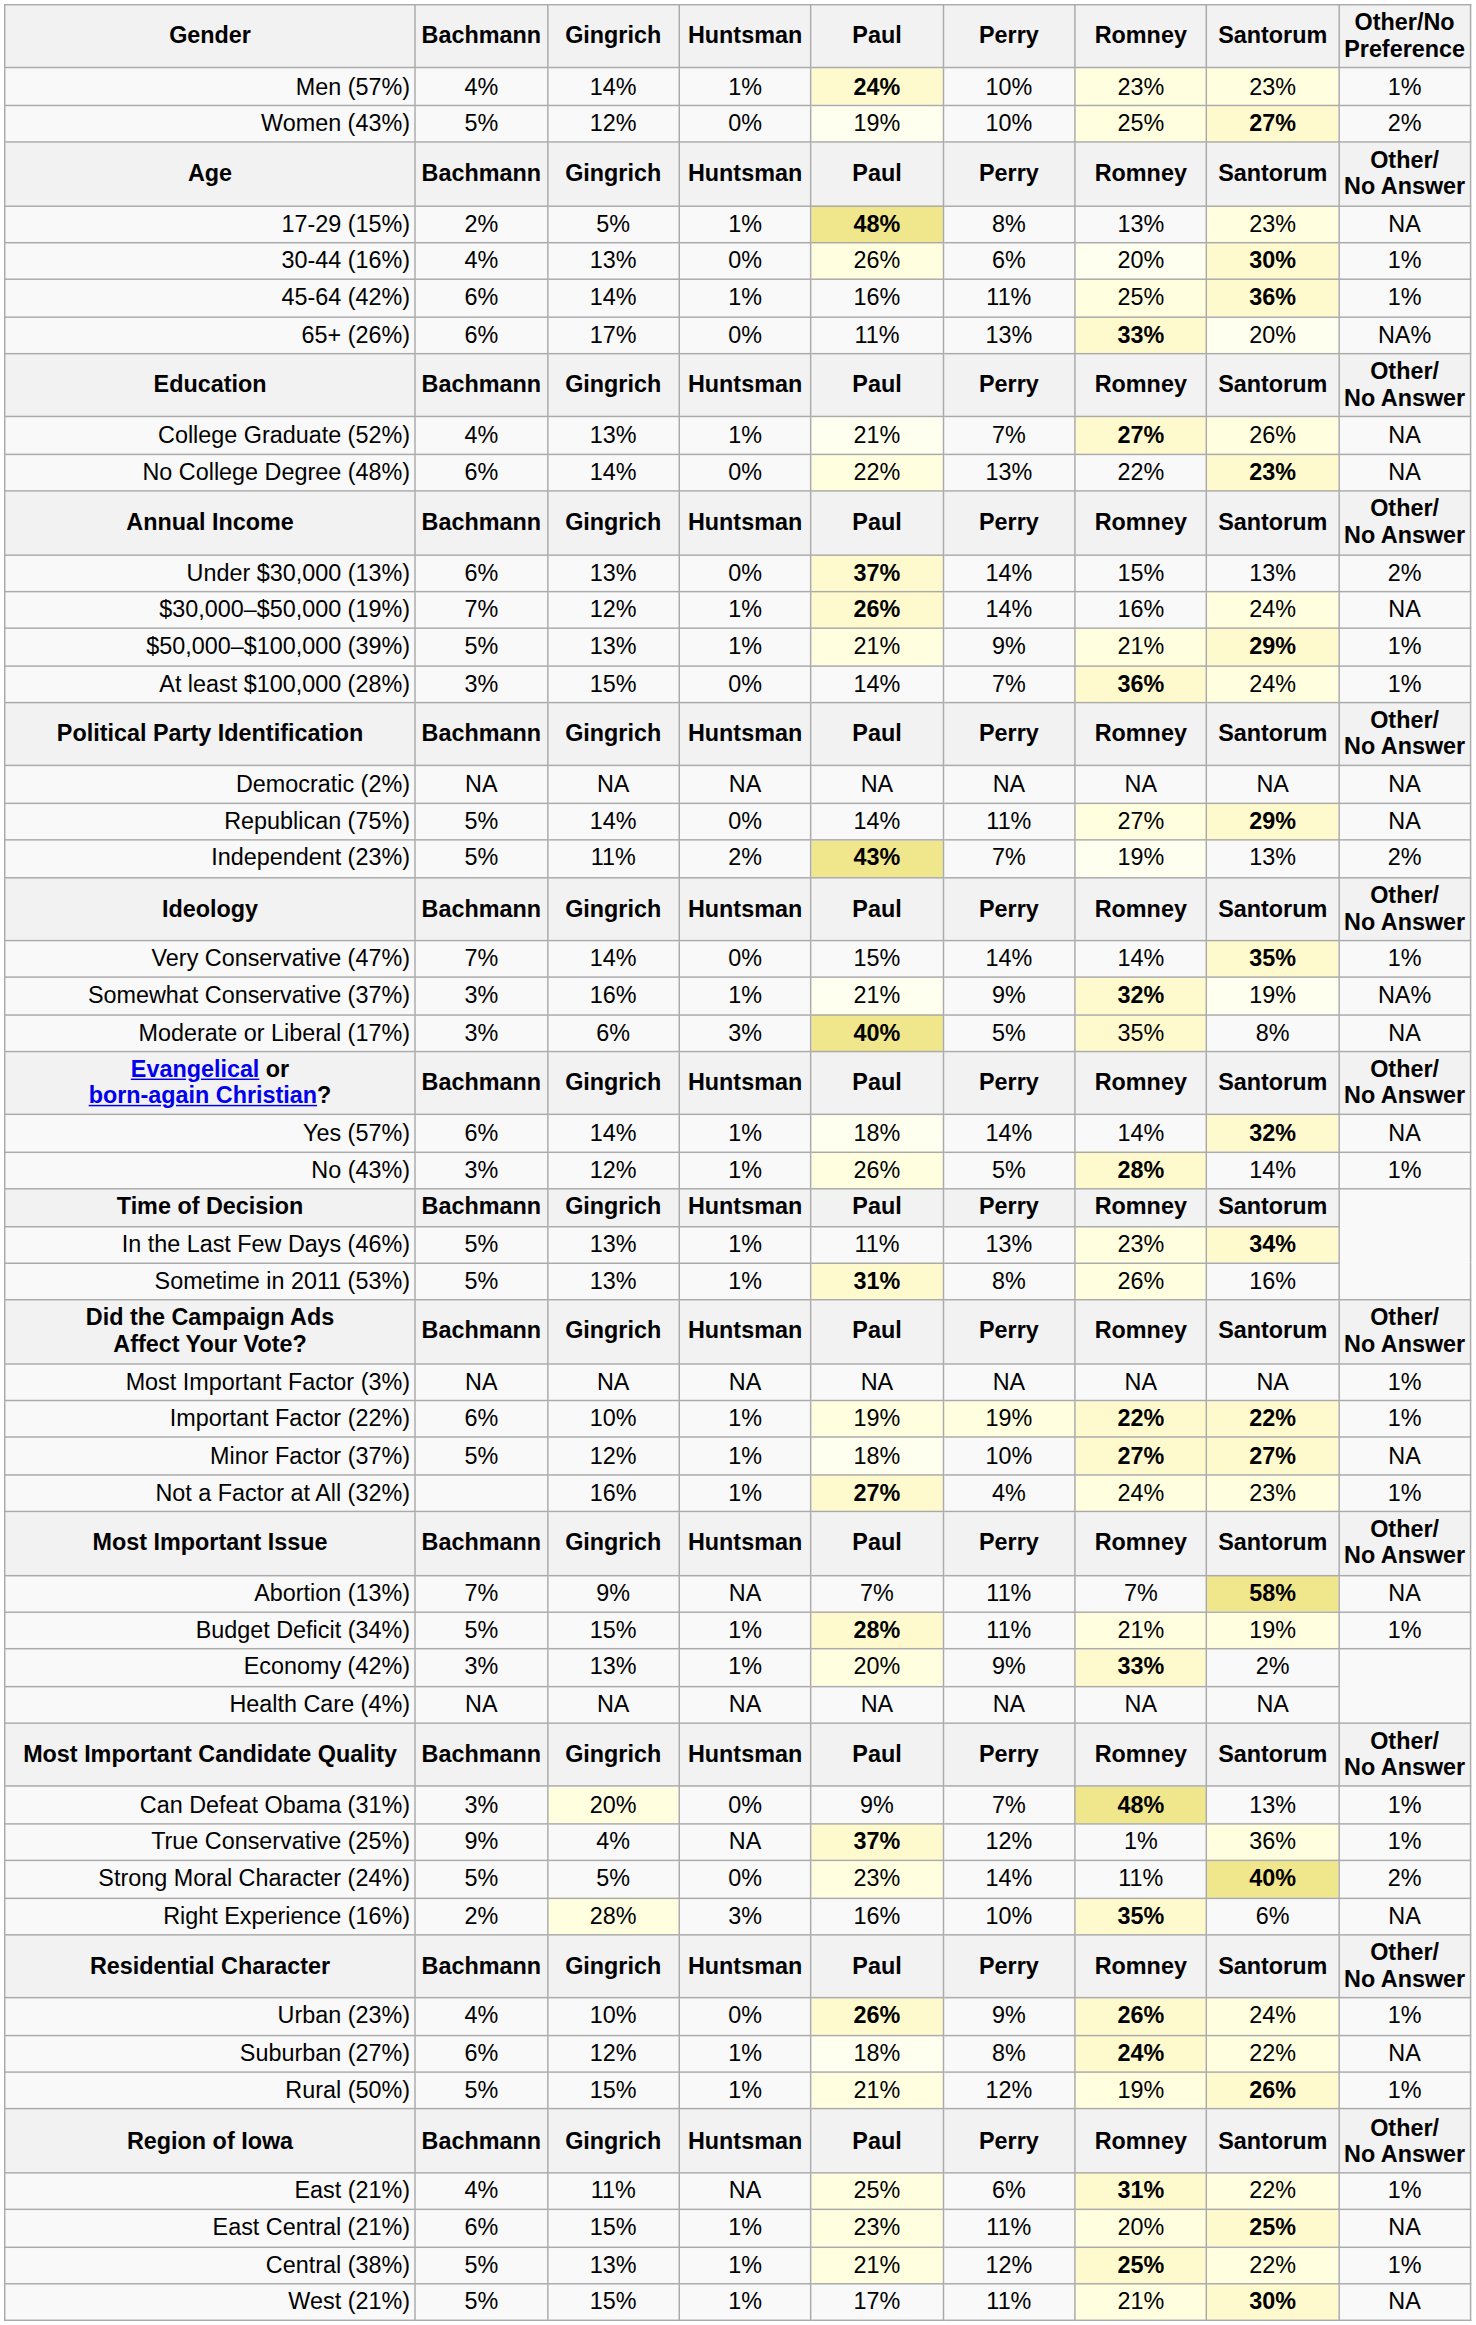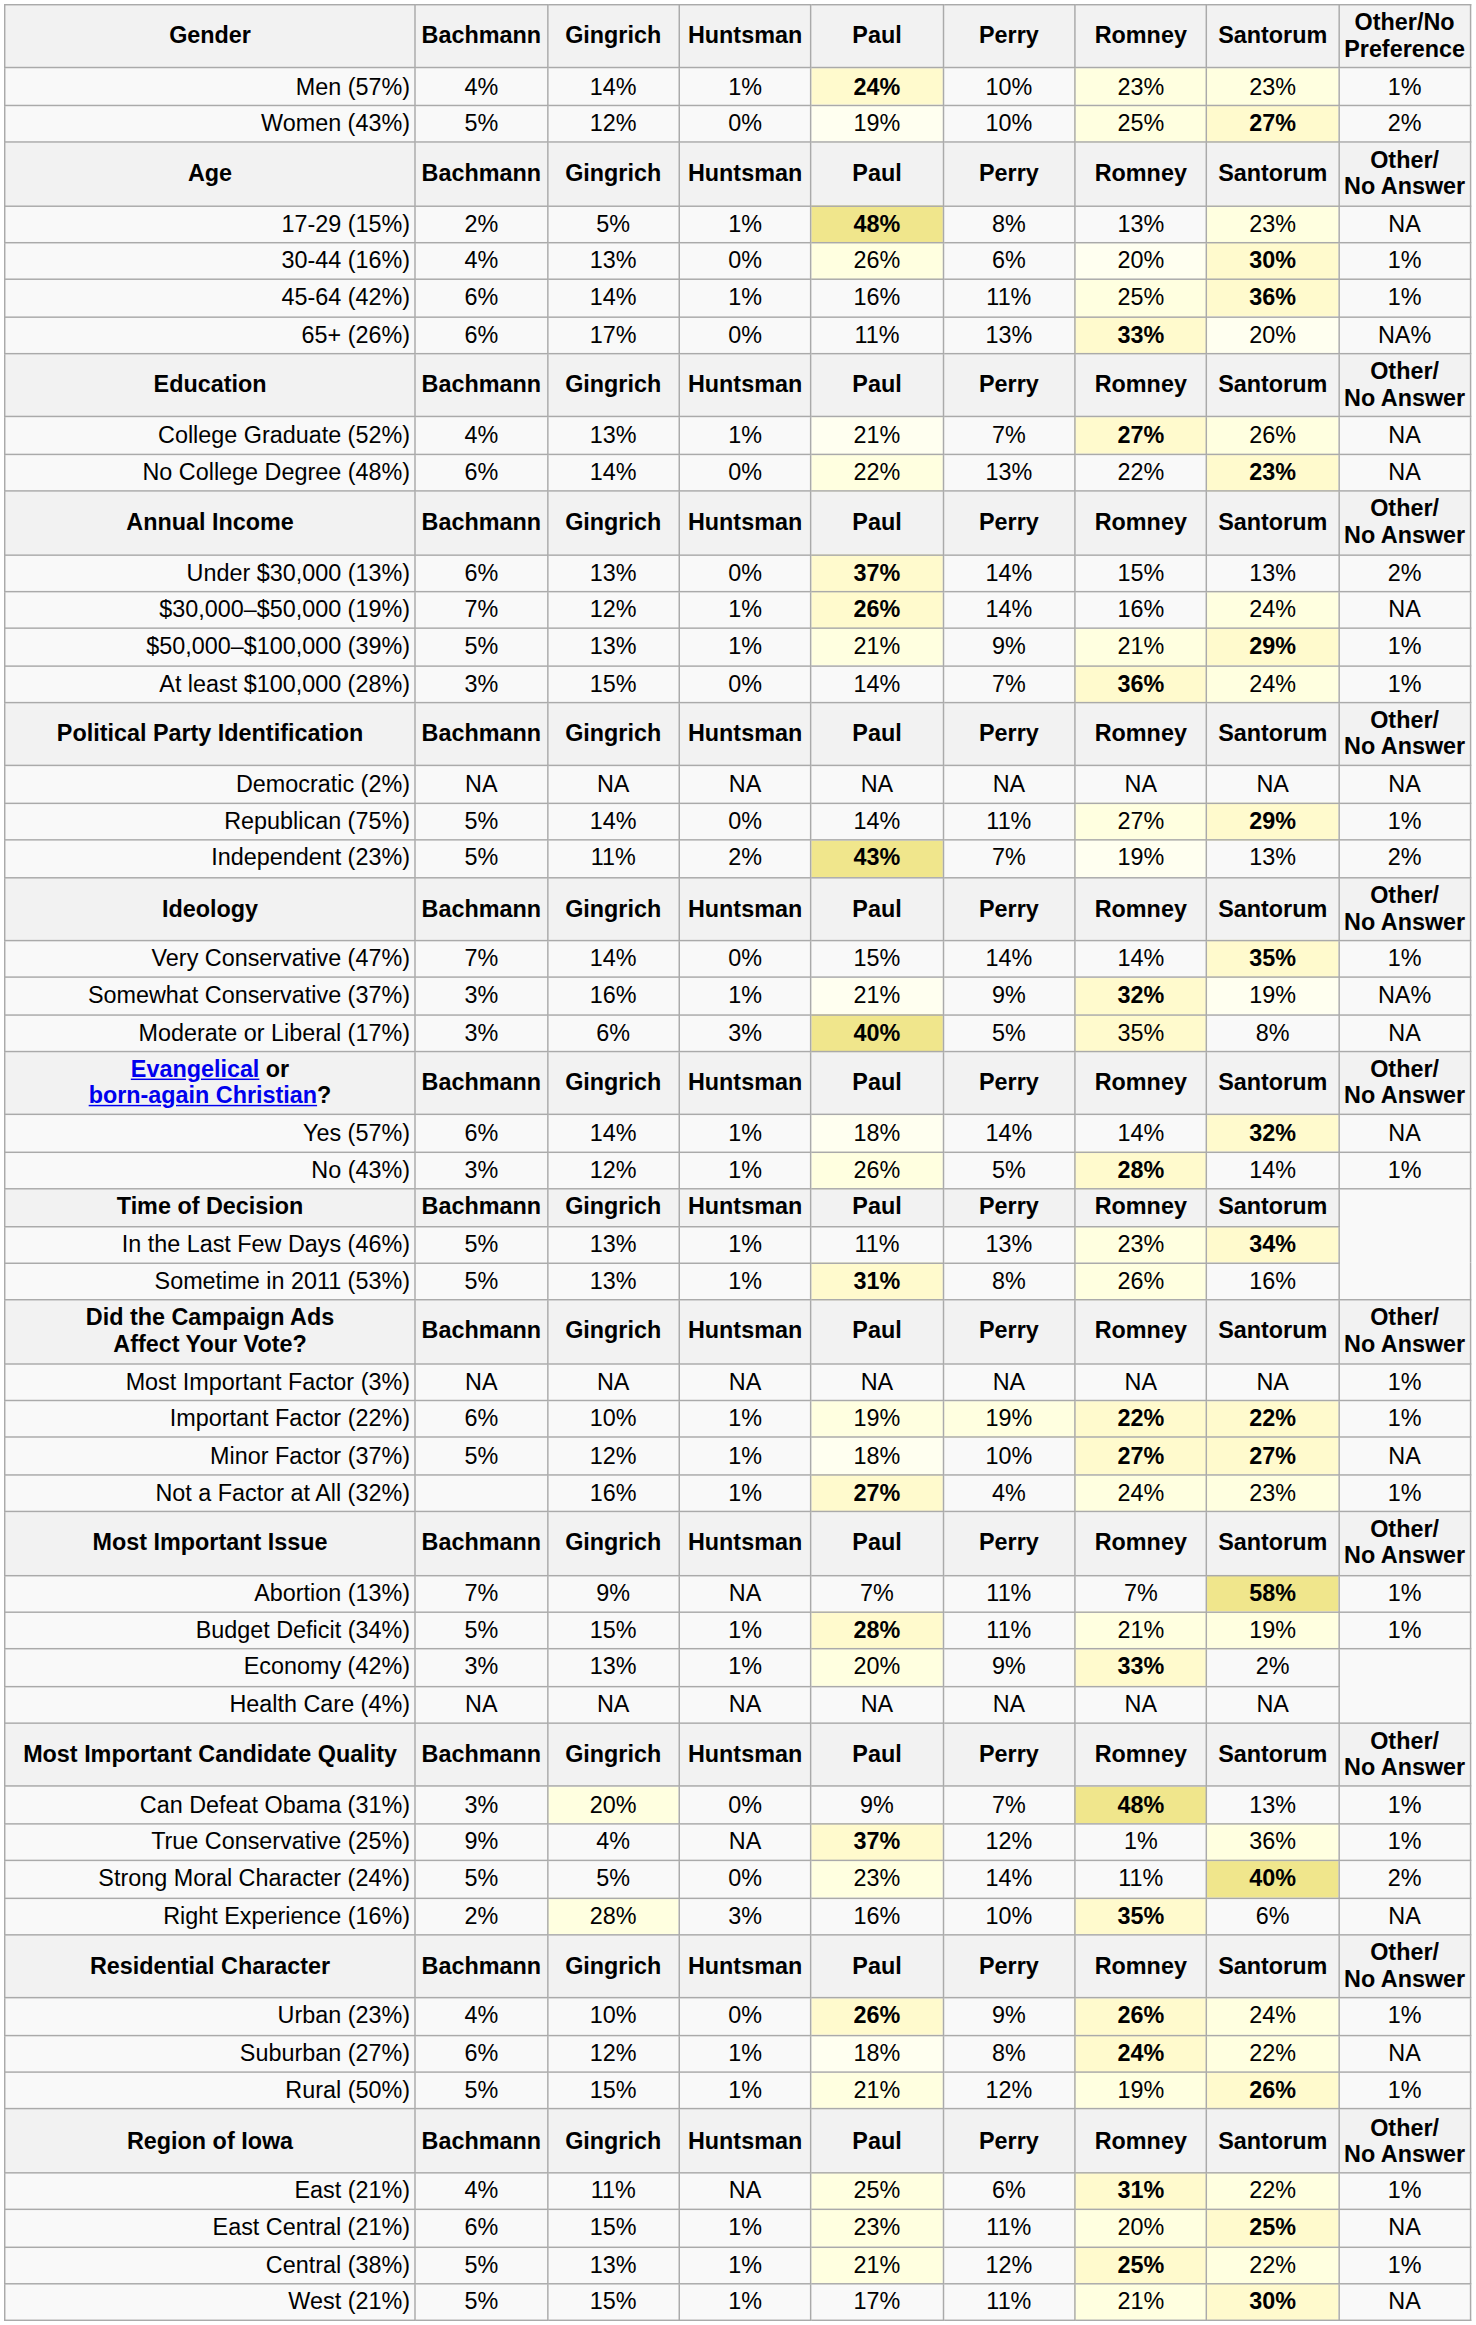(1405, 821) NA -> (1405, 821) 1%
(1405, 1593) NA -> (1405, 1593) 1%
